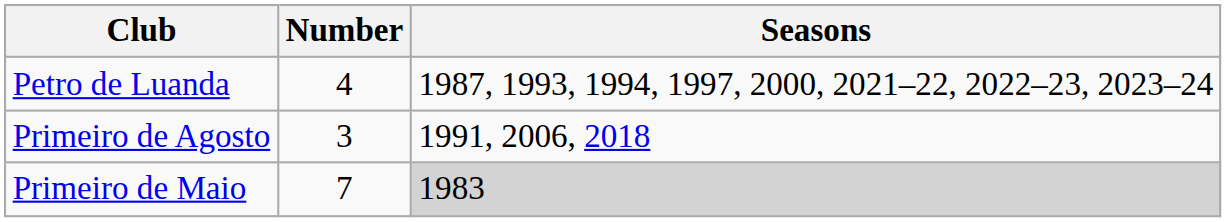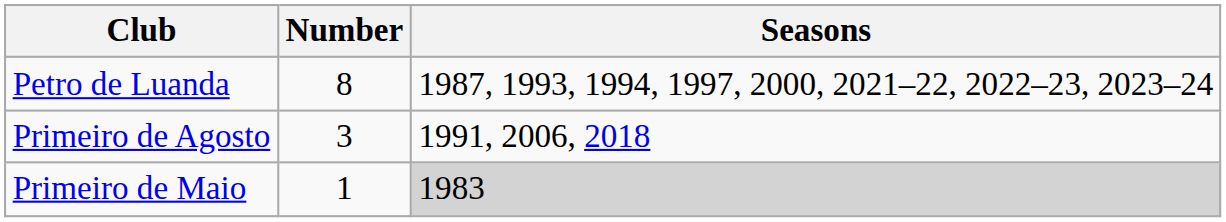(344, 83) 4 -> (344, 83) 8
(344, 188) 7 -> (344, 188) 1
